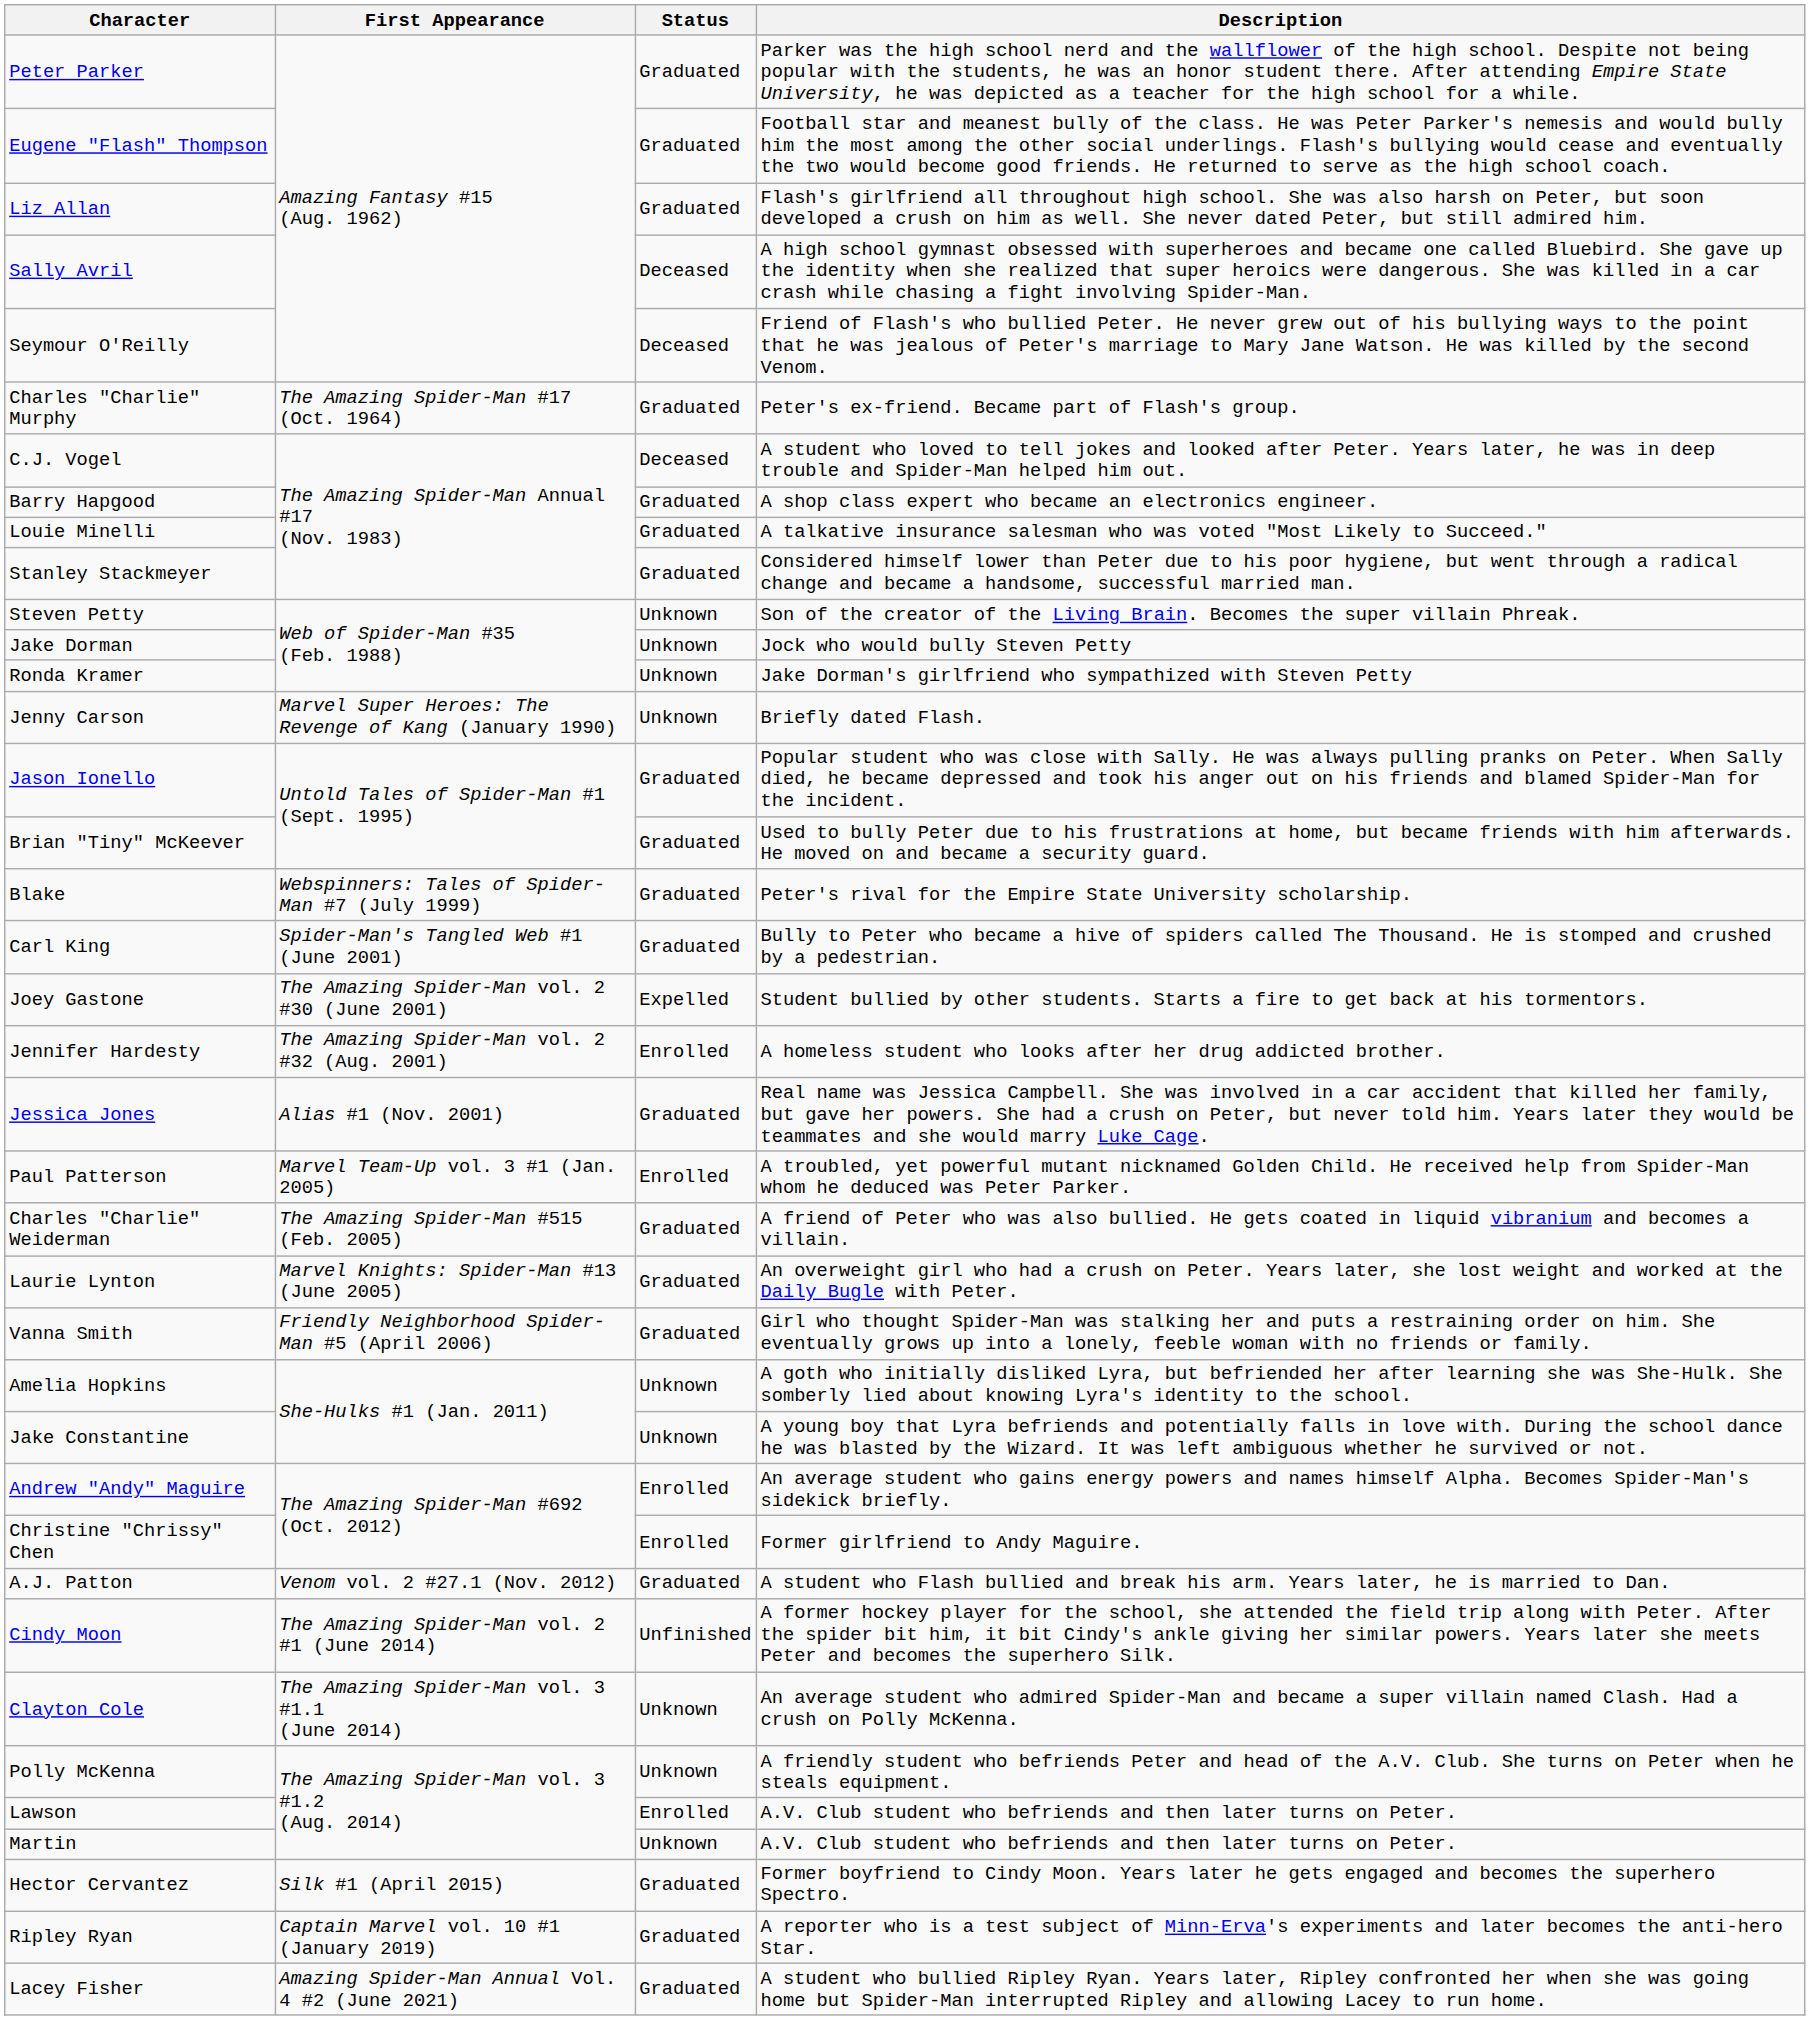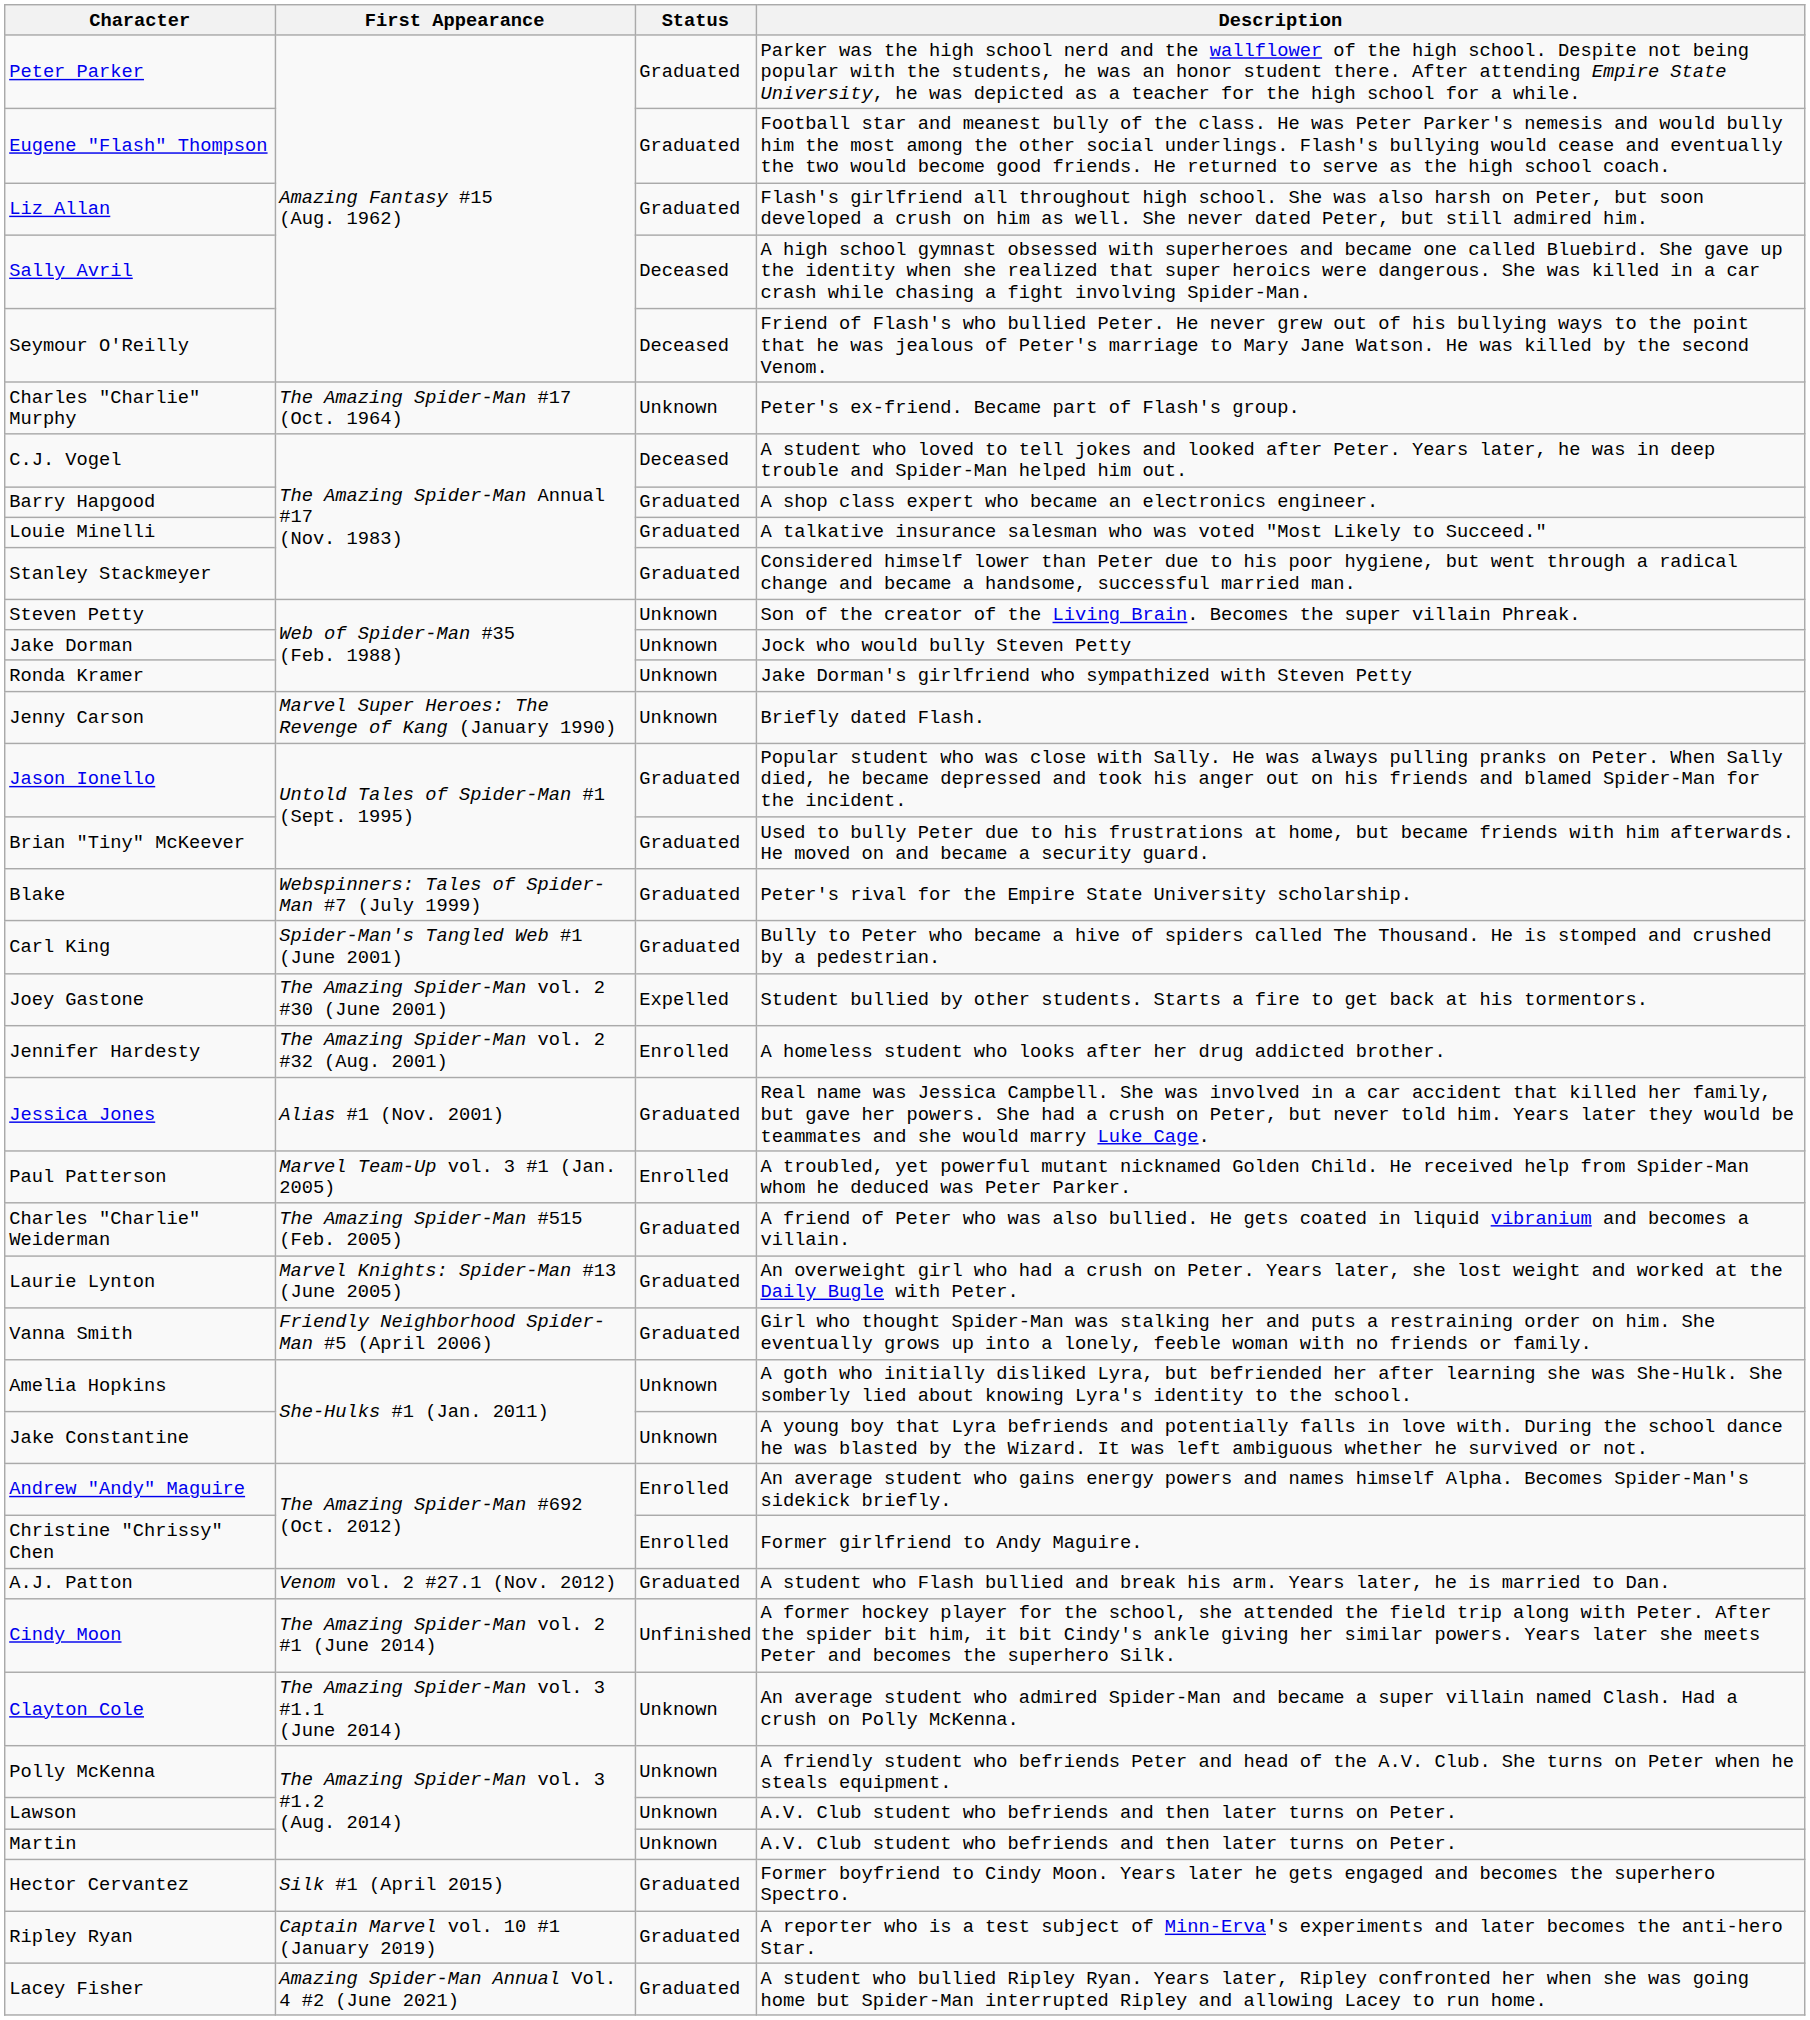(690, 408) Graduated -> (678, 408) Unknown
(684, 1813) Enrolled -> (678, 1813) Unknown
